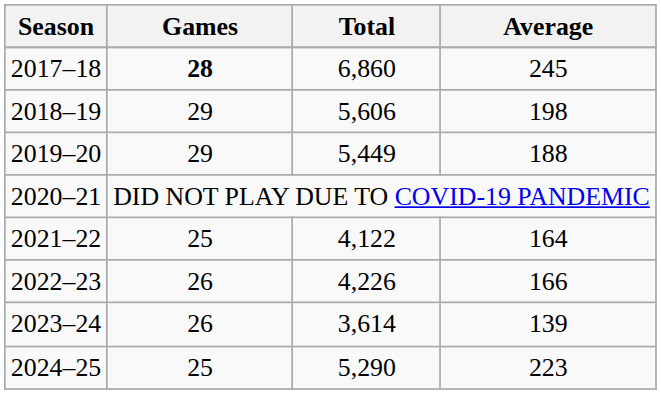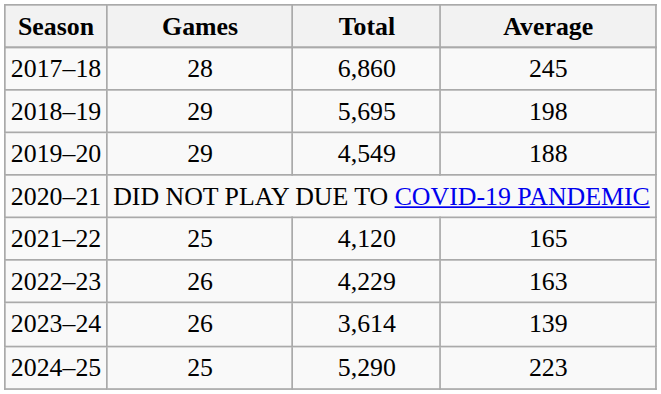(200, 68) bold -> (200, 68) normal
(367, 111) 5,606 -> (367, 111) 5,695
(367, 153) 5,449 -> (367, 153) 4,549
(367, 239) 4,122 -> (367, 239) 4,120
(548, 239) 164 -> (548, 239) 165
(367, 281) 4,226 -> (367, 281) 4,229
(548, 281) 166 -> (548, 281) 163
